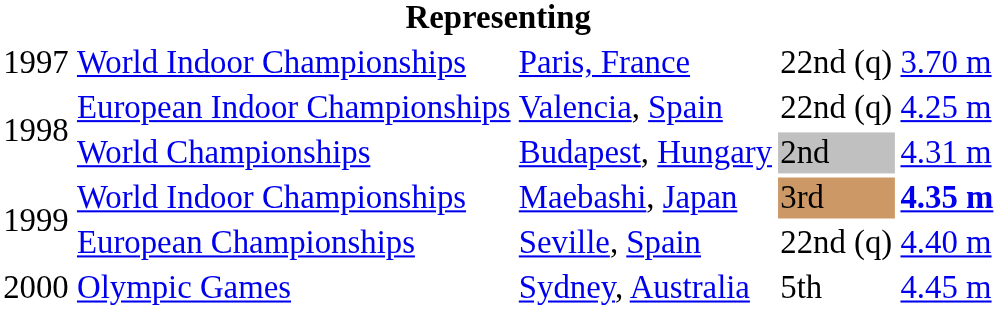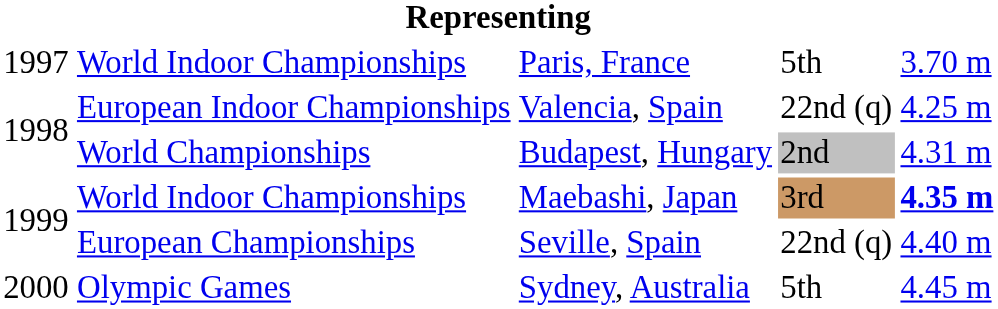(836, 62) 22nd (q) -> (801, 62) 5th
